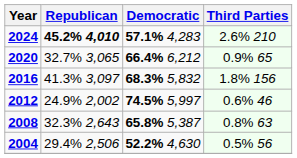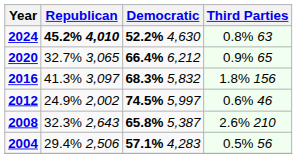(163, 37) 57.1% 4,283 -> (163, 37) 52.2% 4,630
(248, 37) 2.6% 210 -> (248, 37) 0.8% 63
(248, 121) 0.8% 63 -> (248, 121) 2.6% 210
(163, 142) 52.2% 4,630 -> (163, 142) 57.1% 4,283
